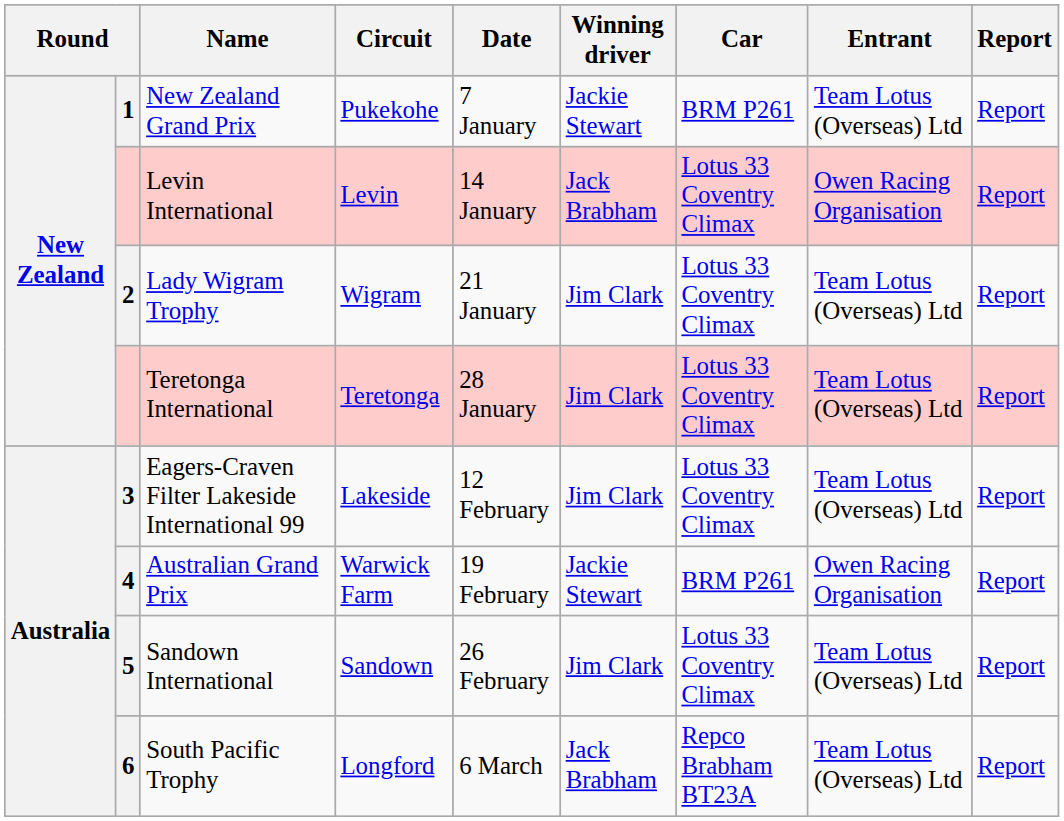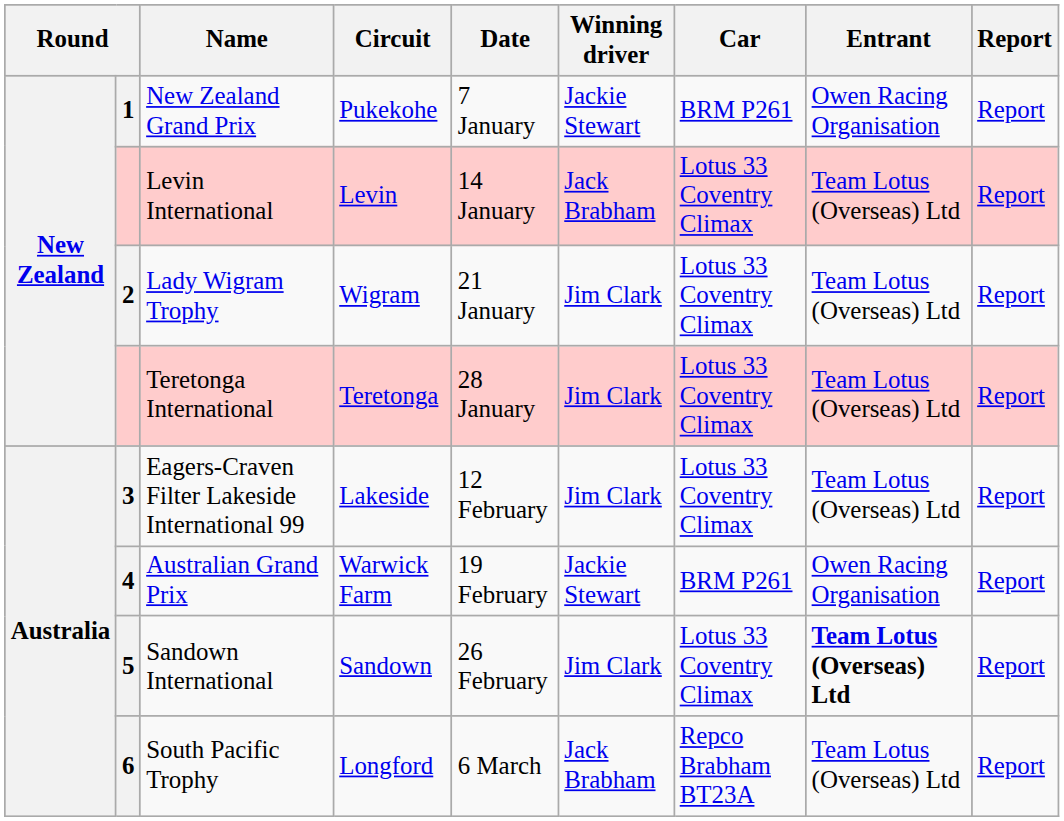(888, 110) Team Lotus (Overseas) Ltd -> (880, 110) Owen Racing Organisation
(882, 195) Owen Racing Organisation -> (886, 195) Team Lotus (Overseas) Ltd
(888, 665) normal -> (874, 665) bold
